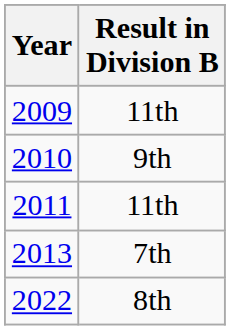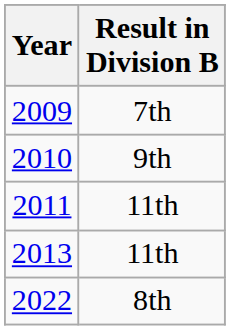(152, 109) 11th -> (152, 109) 7th
(152, 253) 7th -> (152, 253) 11th
